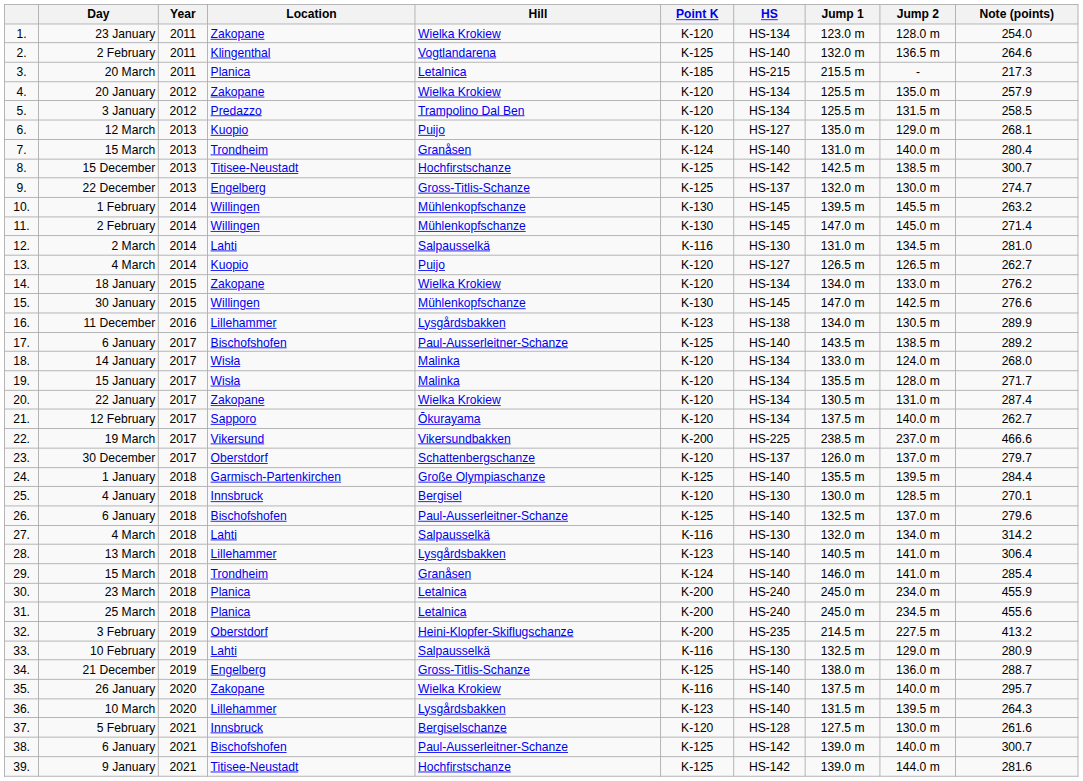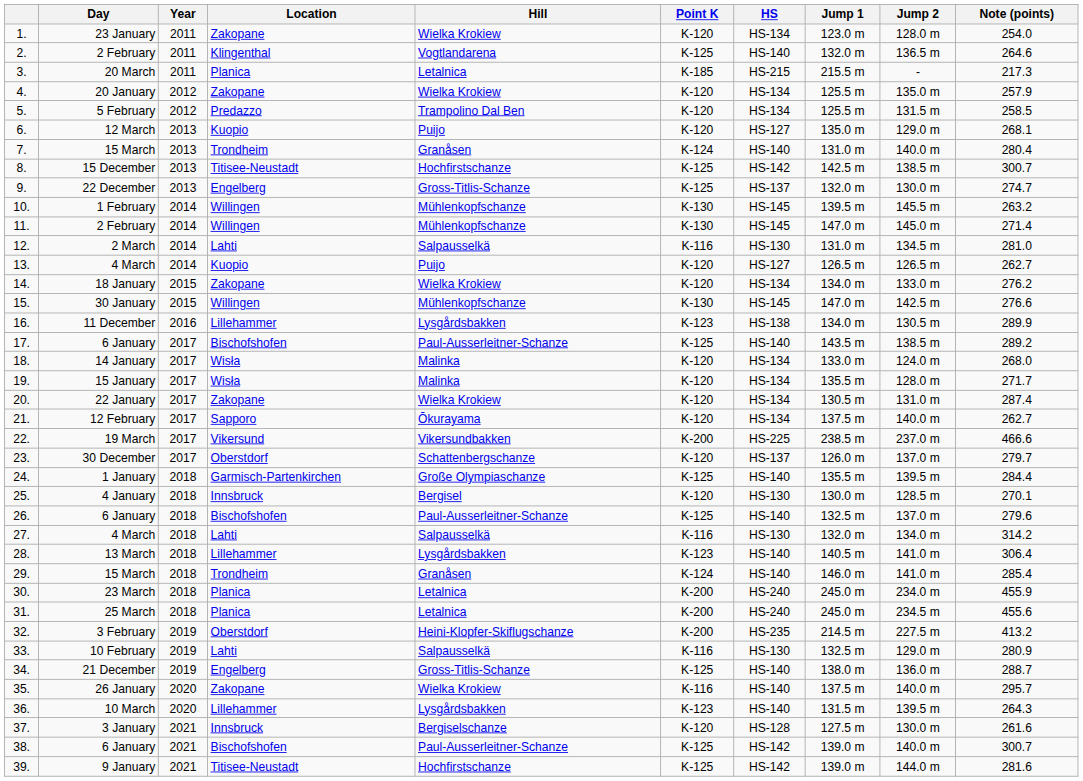(129, 111) 3 January -> (126, 111) 5 February
(126, 728) 5 February -> (129, 728) 3 January
